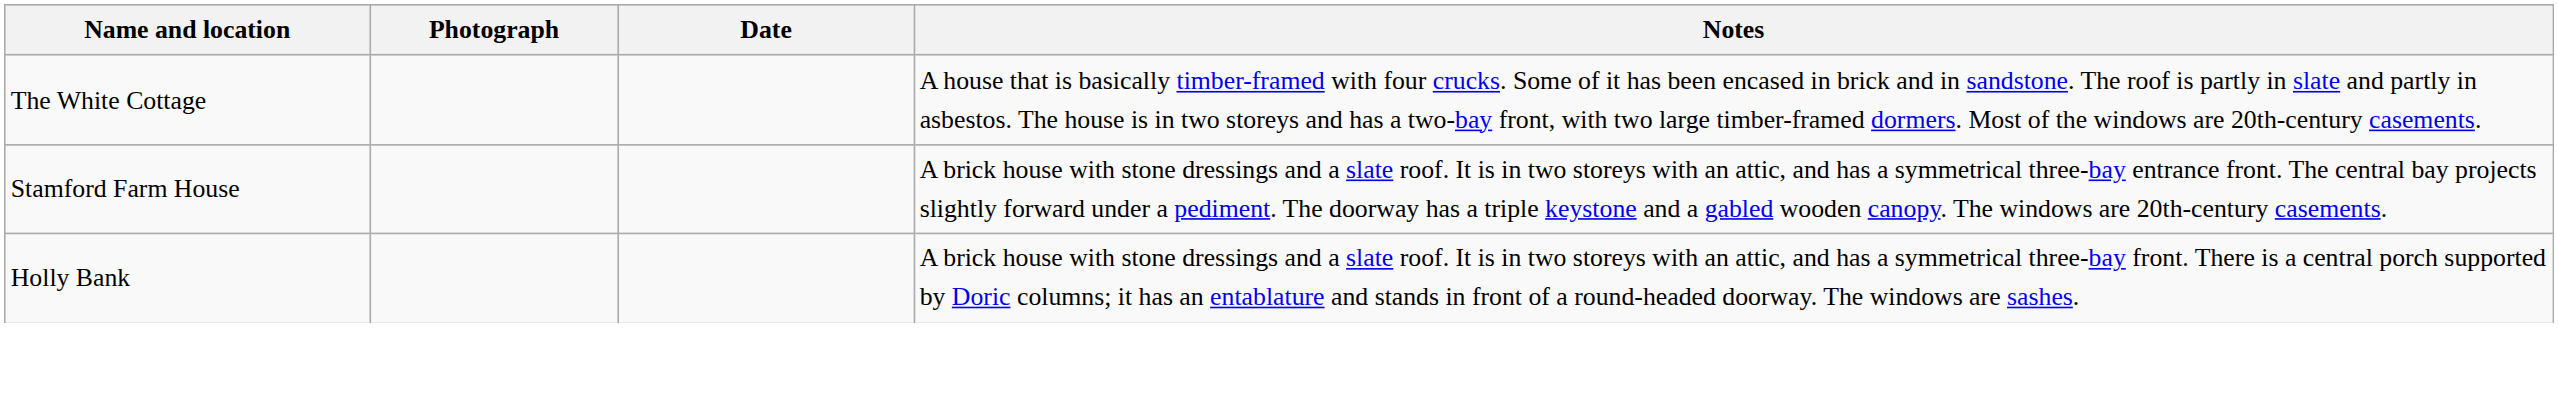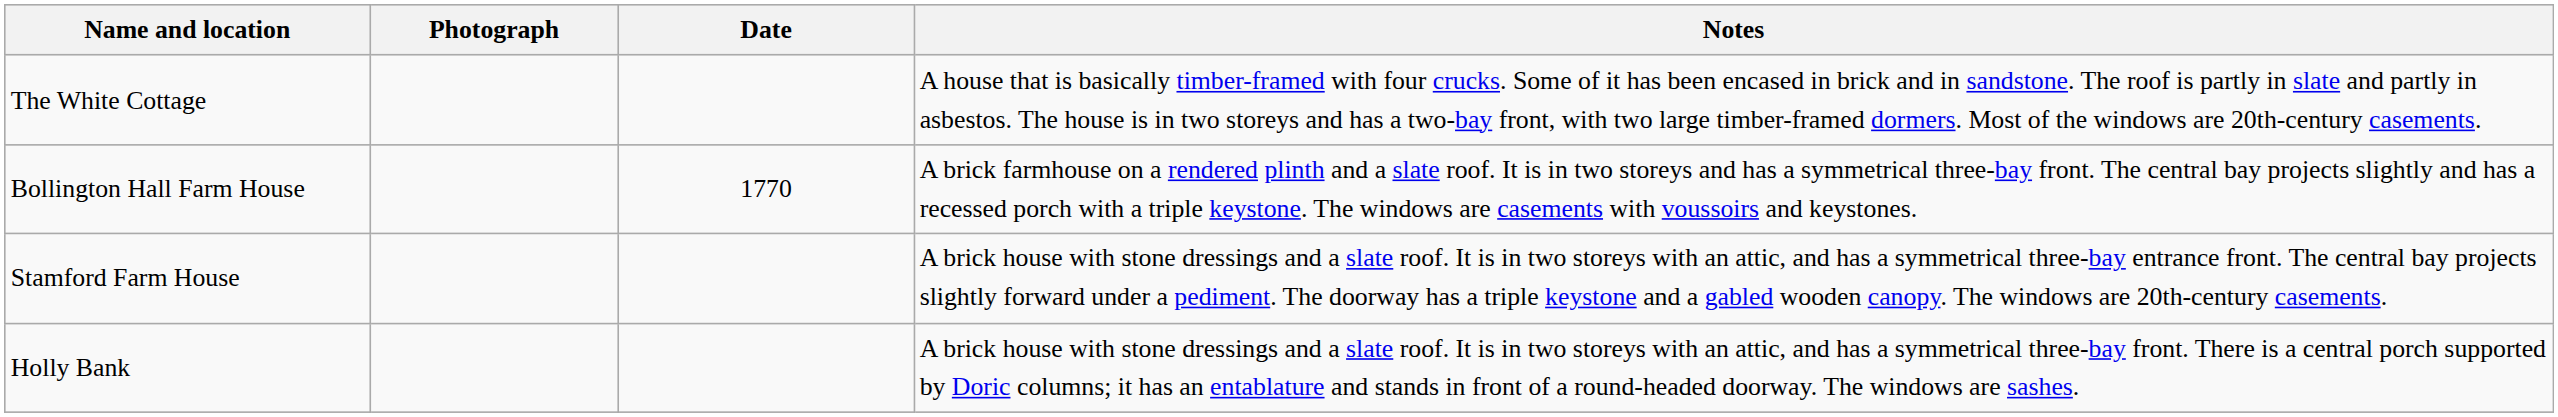+ row: (158, 188)
